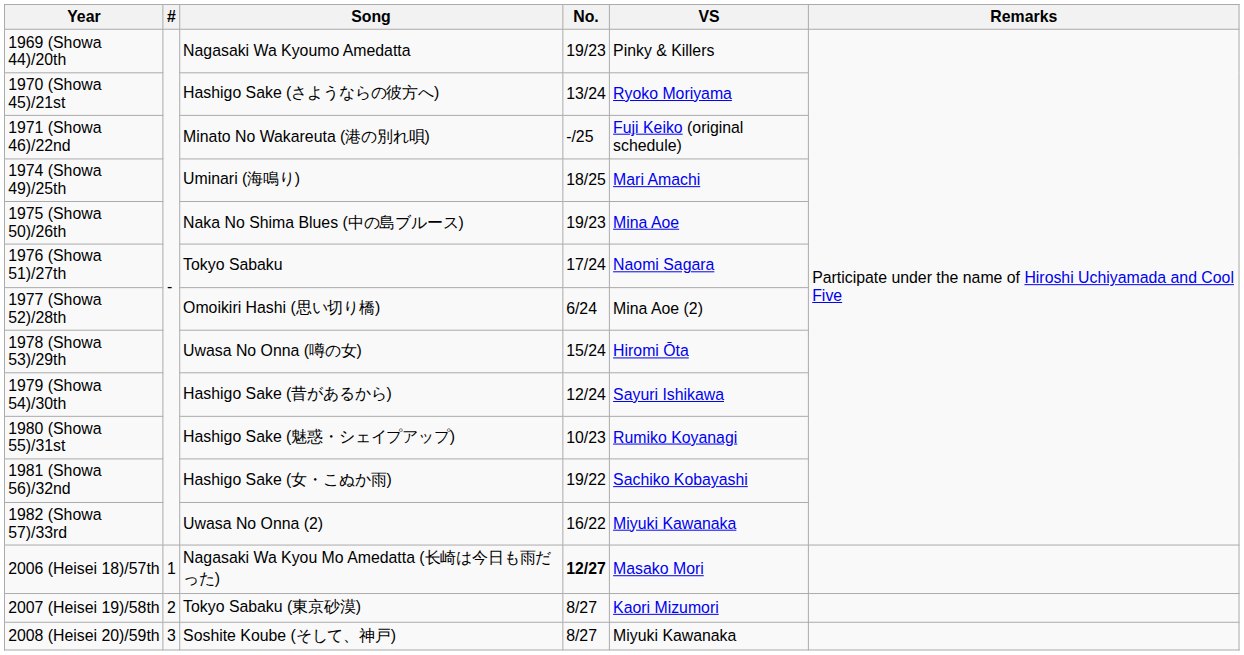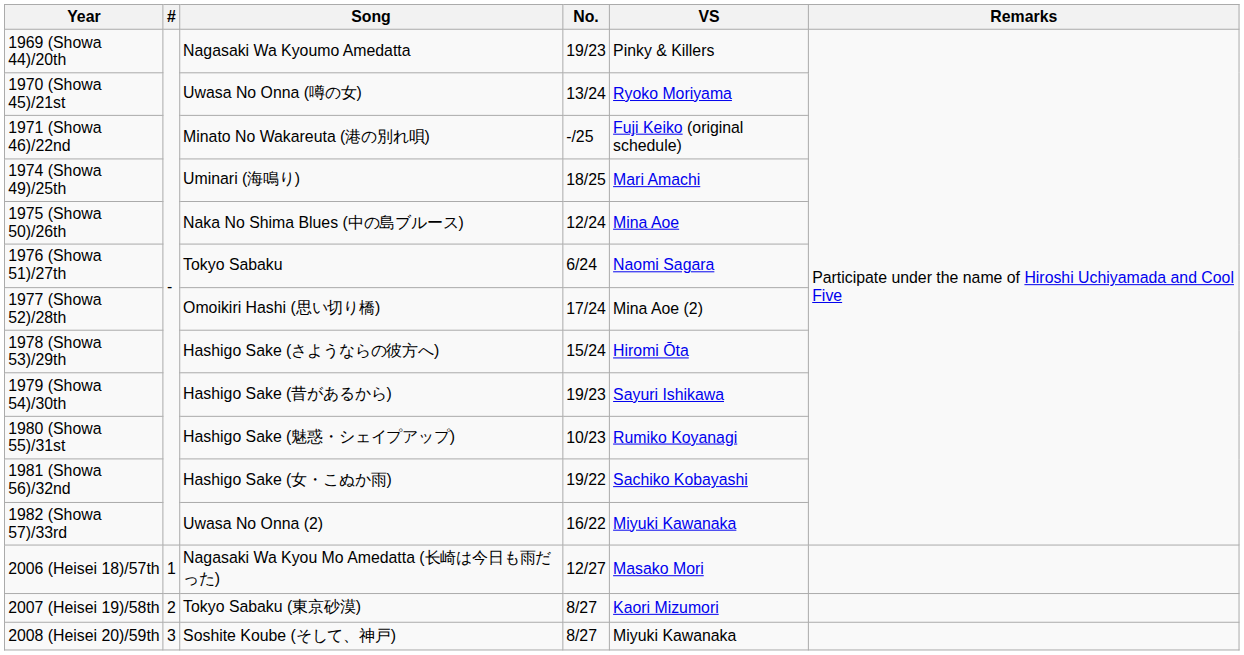(311, 93) Hashigo Sake (さようならの彼方へ) -> (272, 93) Uwasa No Onna (噂の女)
(586, 222) 19/23 -> (586, 222) 12/24
(586, 265) 17/24 -> (582, 265) 6/24
(582, 308) 6/24 -> (586, 308) 17/24
(272, 351) Uwasa No Onna (噂の女) -> (311, 351) Hashigo Sake (さようならの彼方へ)
(586, 394) 12/24 -> (586, 394) 19/23
(586, 569) bold -> (586, 569) normal
